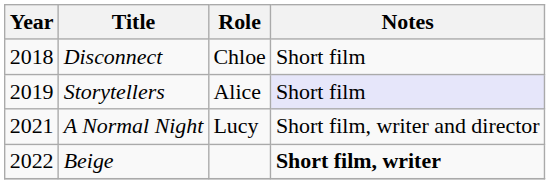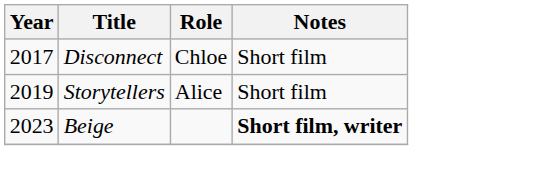(32, 56) 2018 -> (32, 56) 2017
(321, 91) lavender background -> (282, 91) no background
- row: (134, 126)
(32, 160) 2022 -> (32, 126) 2023
